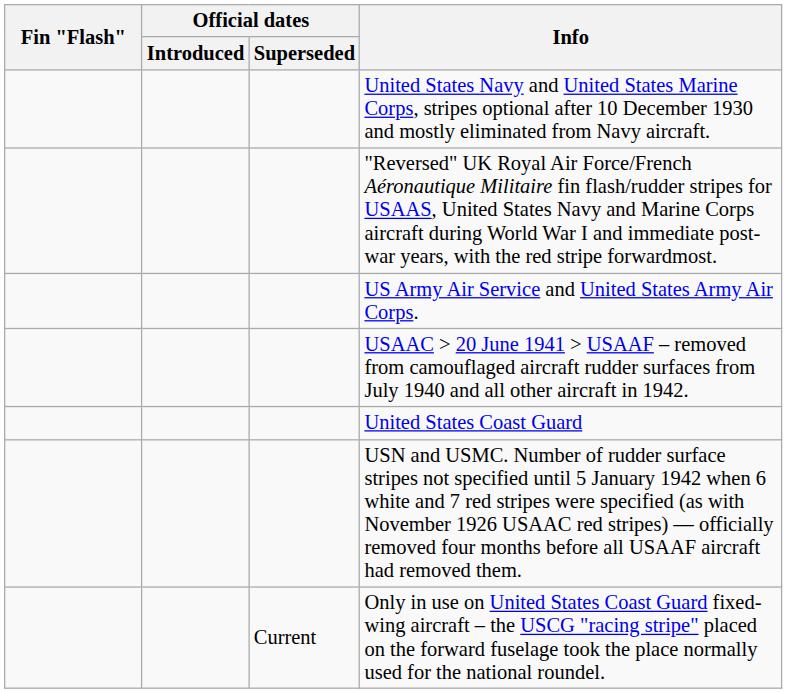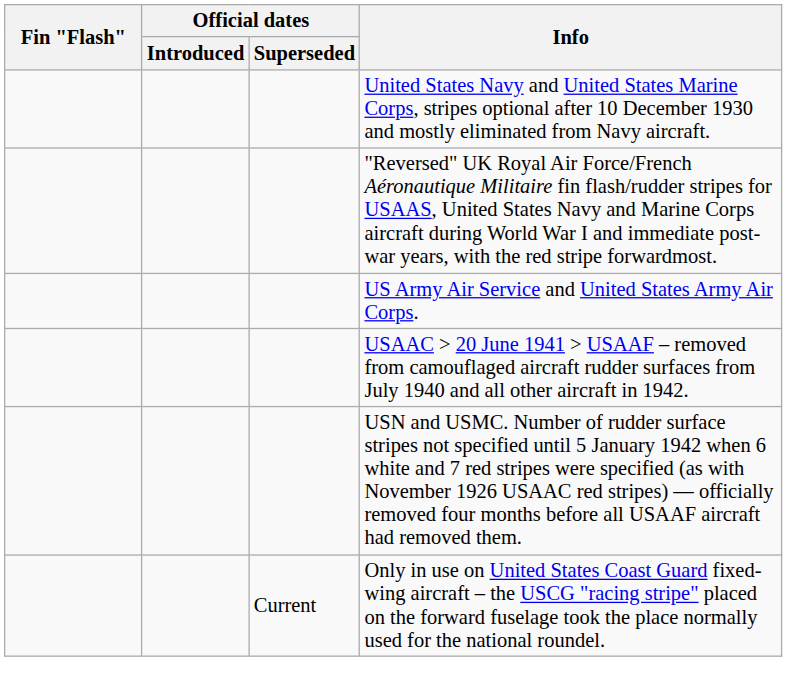- row: (473, 422)
